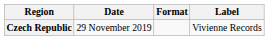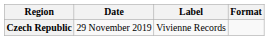columns swapped: (172, 12) <-> (227, 12)
